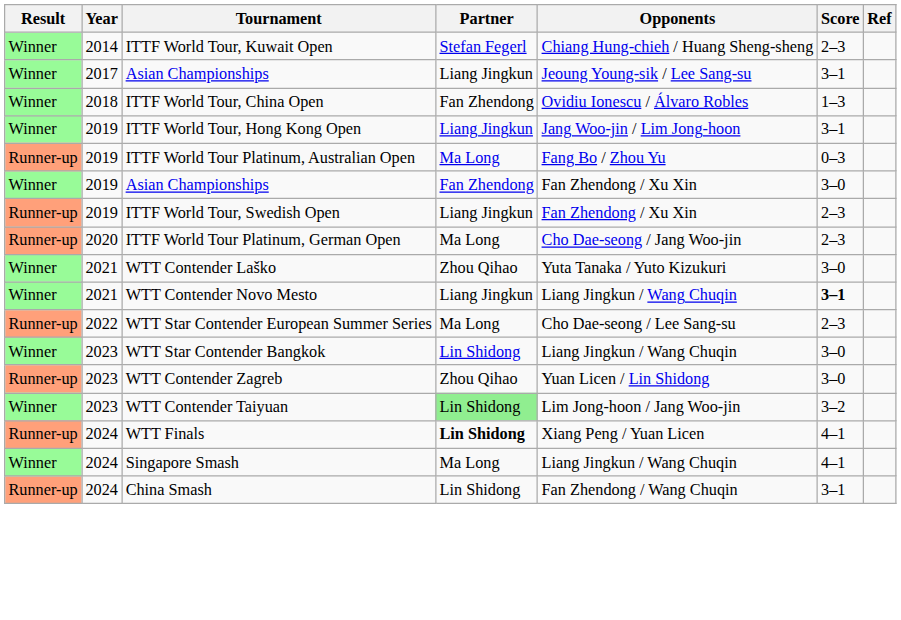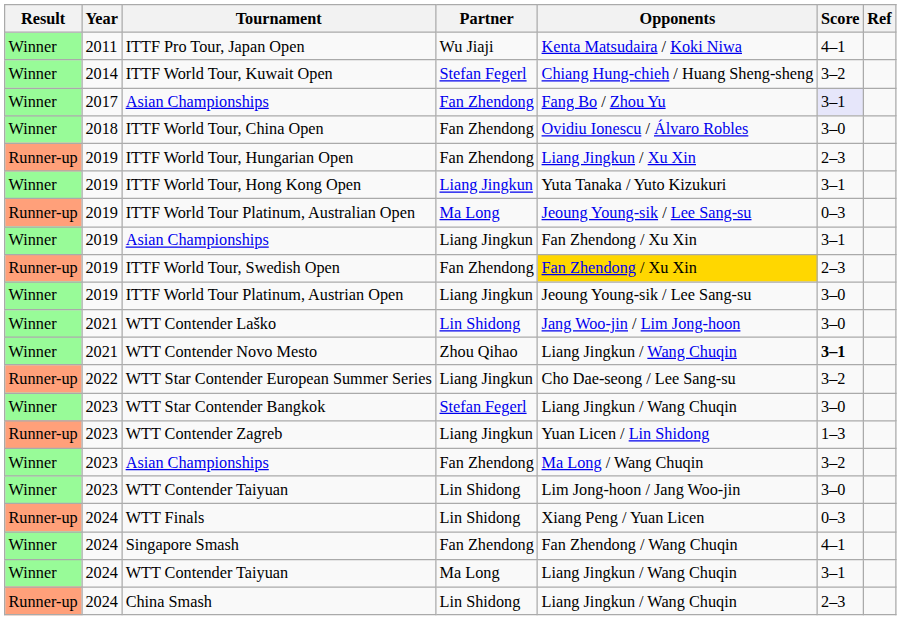+ row: (101, 46)
(833, 46) 2–3 -> (833, 73) 3–2
(486, 73) Liang Jingkun -> (487, 101) Fan Zhendong
(647, 73) Jeoung Young-sik / Lee Sang-su -> (604, 101) Fang Bo / Zhou Yu
(833, 73) no background -> (833, 101) lavender background
(833, 101) 1–3 -> (833, 129) 3–0
+ row: (102, 157)
(641, 129) Jang Woo-jin / Lim Jong-hoon -> (634, 184) Yuta Tanaka / Yuto Kizukuri
(604, 157) Fang Bo / Zhou Yu -> (647, 212) Jeoung Young-sik / Lee Sang-su
(487, 184) Fan Zhendong -> (486, 240) Liang Jingkun
(833, 184) 3–0 -> (833, 240) 3–1
(486, 212) Liang Jingkun -> (487, 267) Fan Zhendong
(619, 212) no background -> (619, 267) gold background
+ row: (102, 295)
- row: (102, 240)
(479, 267) Zhou Qihao -> (480, 323) Lin Shidong
(634, 267) Yuta Tanaka / Yuto Kizukuri -> (641, 323) Jang Woo-jin / Lim Jong-hoon
(486, 295) Liang Jingkun -> (479, 351) Zhou Qihao
(470, 323) Ma Long -> (486, 378) Liang Jingkun
(833, 323) 2–3 -> (833, 378) 3–2
(480, 351) Lin Shidong -> (483, 406) Stefan Fegerl
(479, 378) Zhou Qihao -> (486, 434) Liang Jingkun
(833, 378) 3–0 -> (833, 434) 1–3
+ row: (102, 462)
(480, 406) lightgreen background -> (480, 489) no background
(833, 406) 3–2 -> (833, 489) 3–0
(482, 434) bold -> (480, 517) normal
(833, 434) 4–1 -> (833, 517) 0–3
(470, 462) Ma Long -> (487, 545) Fan Zhendong
(639, 462) Liang Jingkun / Wang Chuqin -> (640, 545) Fan Zhendong / Wang Chuqin
+ row: (102, 573)
(640, 489) Fan Zhendong / Wang Chuqin -> (639, 600) Liang Jingkun / Wang Chuqin
(833, 489) 3–1 -> (833, 600) 2–3
